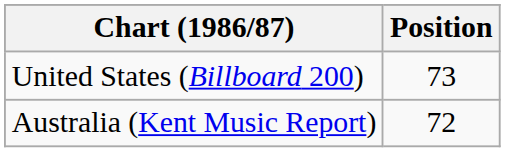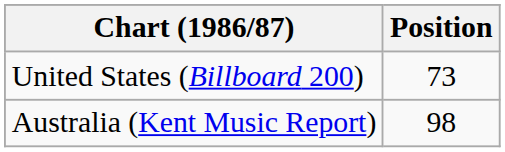(441, 122) 72 -> (441, 122) 98
